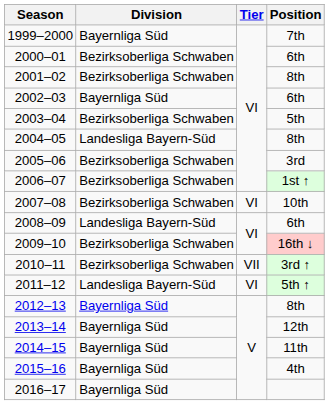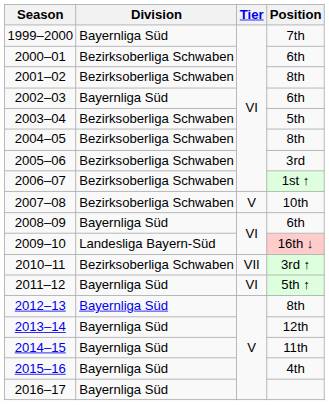(147, 139) Landesliga Bayern-Süd -> (156, 139) Bezirksoberliga Schwaben
(252, 202) VI -> (252, 202) V
(147, 222) Landesliga Bayern-Süd -> (124, 222) Bayernliga Süd
(156, 243) Bezirksoberliga Schwaben -> (147, 243) Landesliga Bayern-Süd
(147, 285) Landesliga Bayern-Süd -> (124, 285) Bayernliga Süd
